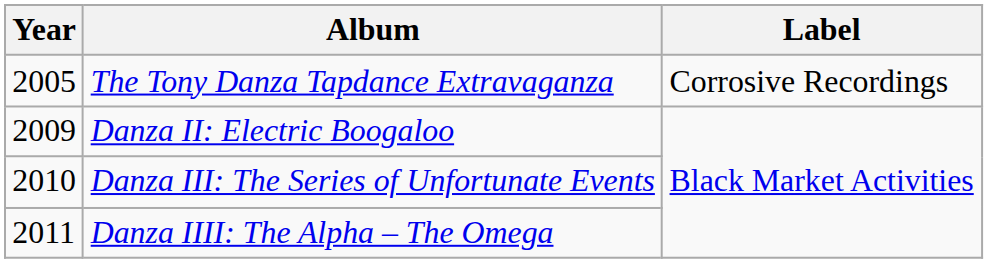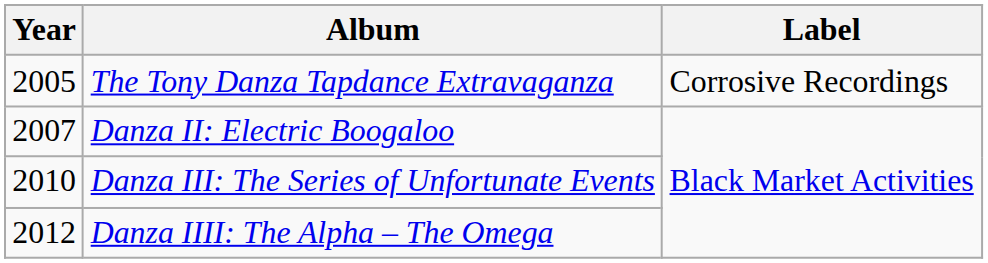(44, 130) 2009 -> (44, 130) 2007
(44, 231) 2011 -> (44, 231) 2012
